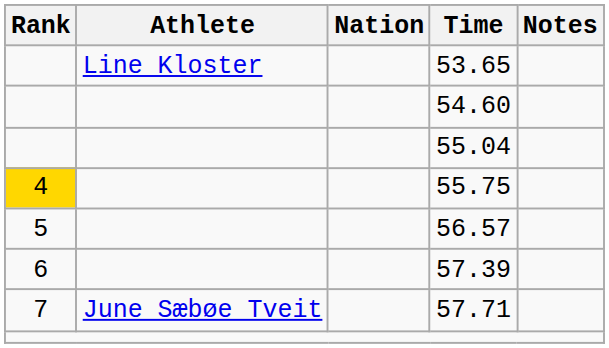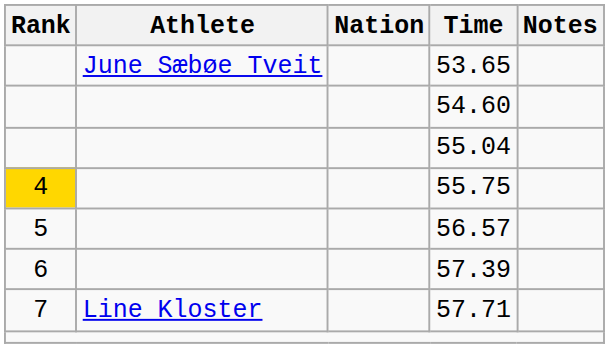(173, 66) Line Kloster -> (203, 66) June Sæbøe Tveit
(203, 310) June Sæbøe Tveit -> (173, 310) Line Kloster
